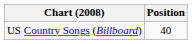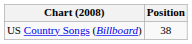(166, 30) 40 -> (166, 30) 38
